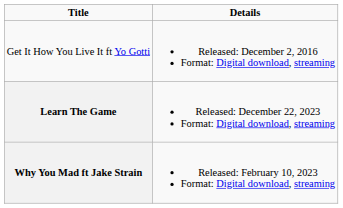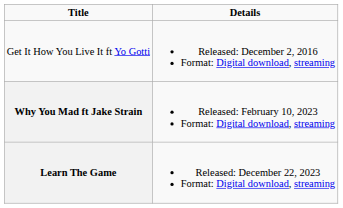rows swapped: (78, 172) <-> (78, 112)
